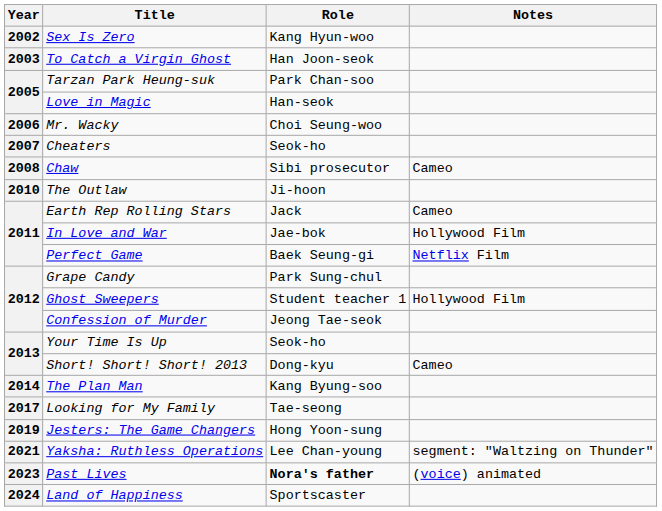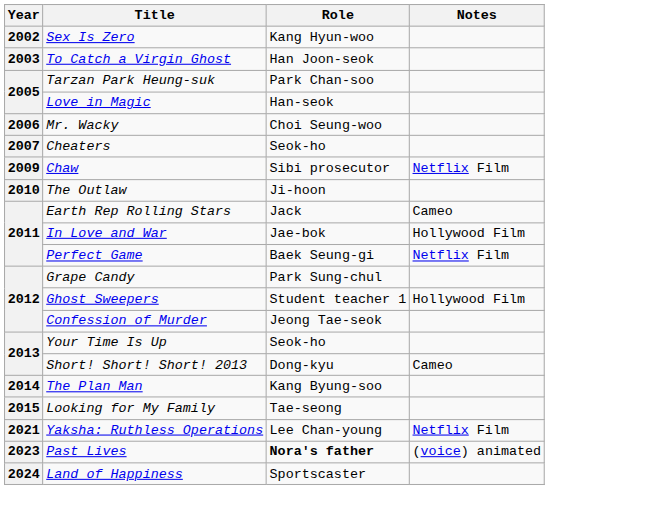(24, 168) 2008 -> (24, 168) 2009
(433, 168) Cameo -> (461, 168) Netflix Film
(24, 408) 2017 -> (24, 408) 2015
- row: (151, 430)
(533, 452) segment: "Waltzing on Thunder" -> (461, 430) Netflix Film
